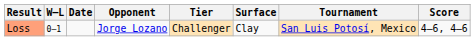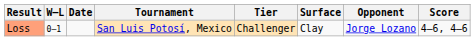columns swapped: (349, 12) <-> (132, 12)
